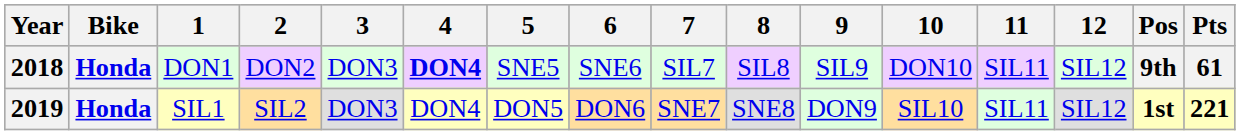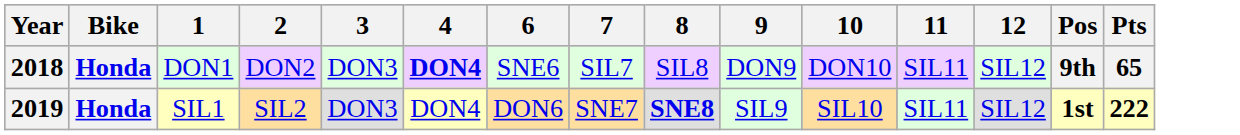- column: (528, 25)
(842, 66) SIL9 -> (761, 66) DON9
(1210, 66) 61 -> (1129, 66) 65
(763, 108) normal -> (682, 108) bold
(842, 108) DON9 -> (761, 108) SIL9
(1210, 108) 221 -> (1129, 108) 222
